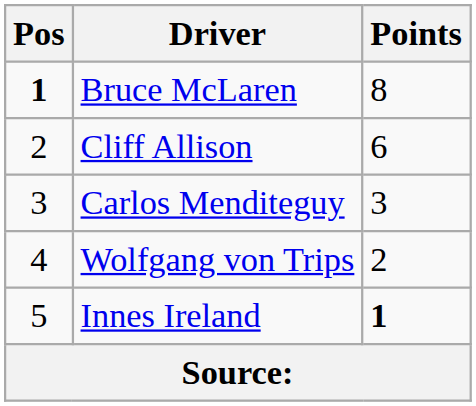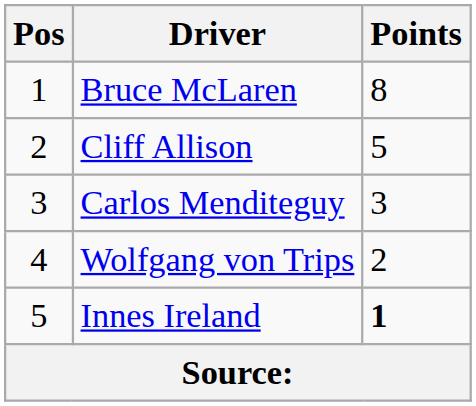(39, 89) bold -> (39, 89) normal
(379, 146) 6 -> (379, 146) 5
